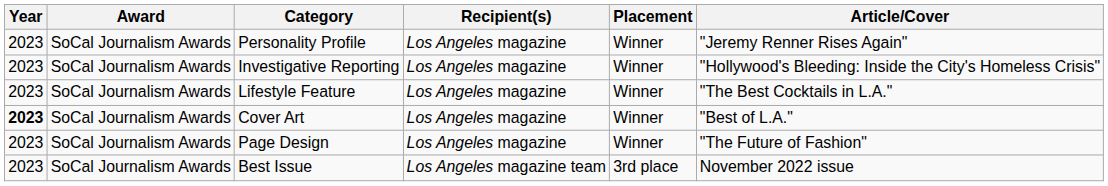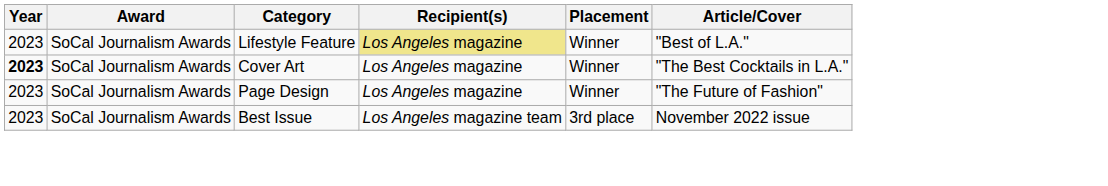- row: (302, 42)
- row: (319, 67)
(486, 92) no background -> (442, 42) khaki background
(796, 92) "The Best Cocktails in L.A." -> (702, 42) "Best of L.A."
(746, 117) "Best of L.A." -> (752, 67) "The Best Cocktails in L.A."
